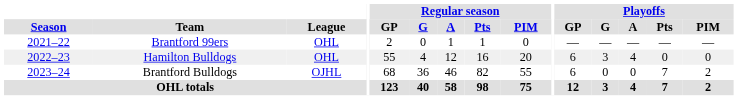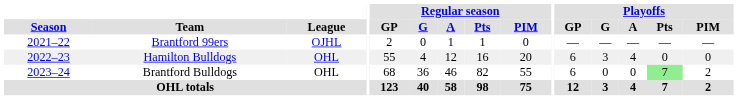(326, 42) OHL -> (326, 42) OJHL
(326, 72) OJHL -> (326, 72) OHL
(665, 72) no background -> (665, 72) lightgreen background
